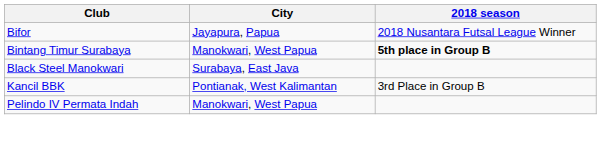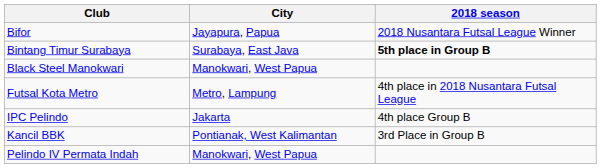(255, 50) Manokwari, West Papua -> (245, 50) Surabaya, East Java
(245, 68) Surabaya, East Java -> (255, 68) Manokwari, West Papua
+ row: (52, 93)
+ row: (37, 117)
